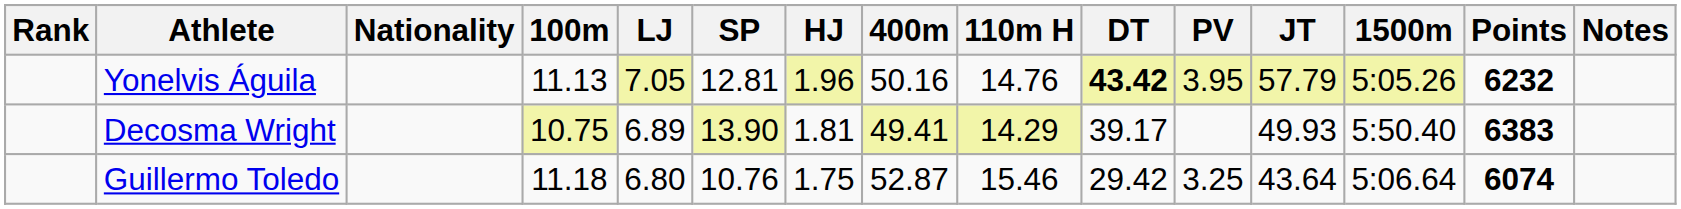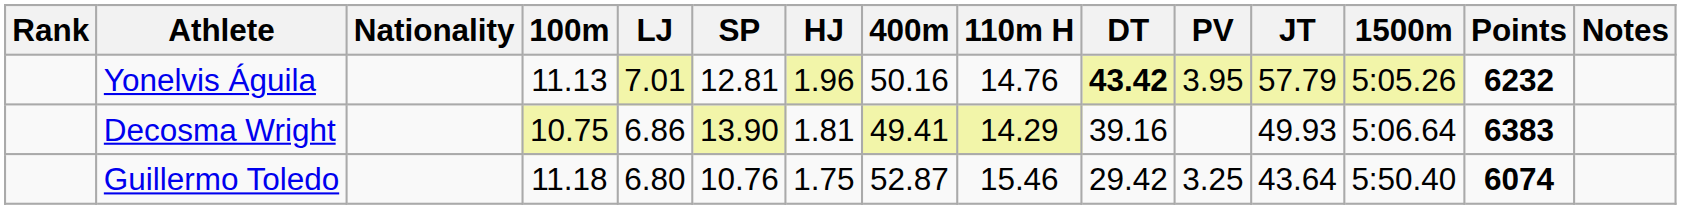(655, 80) 7.05 -> (655, 80) 7.01
(655, 130) 6.89 -> (655, 130) 6.86
(1128, 130) 39.17 -> (1128, 130) 39.16
(1404, 130) 5:50.40 -> (1404, 130) 5:06.64
(1404, 180) 5:06.64 -> (1404, 180) 5:50.40
